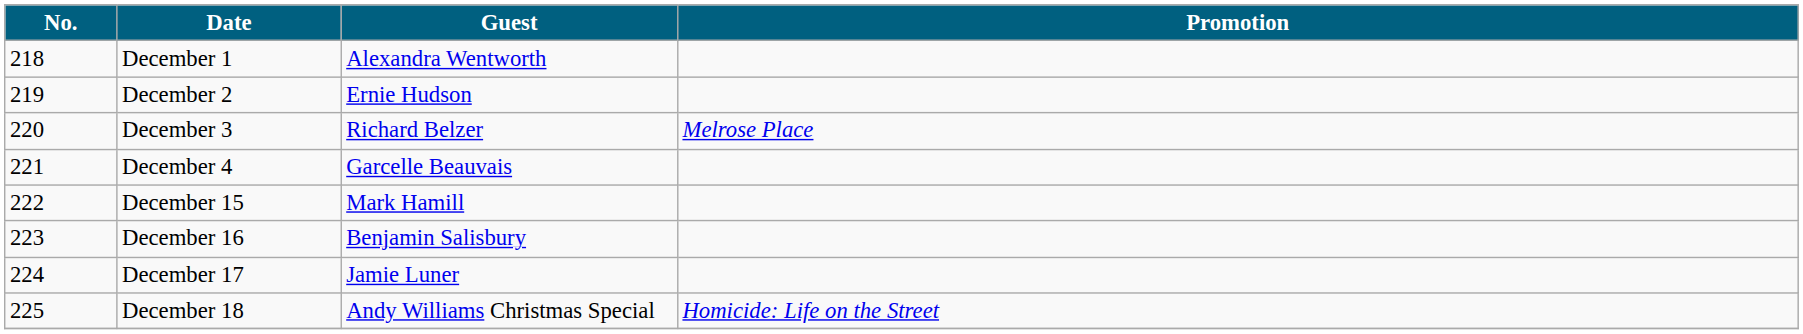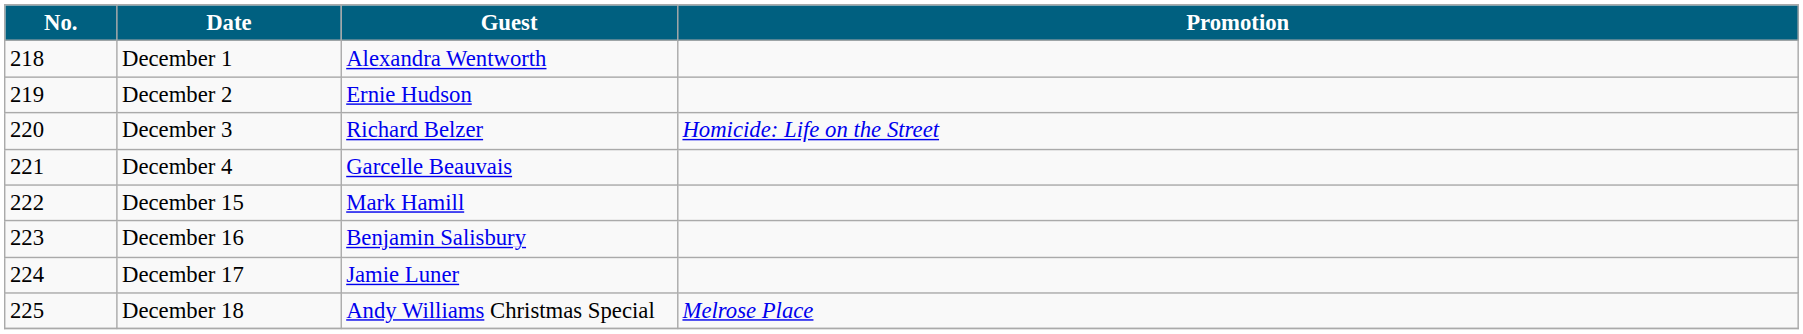(748, 130) Melrose Place -> (811, 130) Homicide: Life on the Street
(811, 310) Homicide: Life on the Street -> (748, 310) Melrose Place
